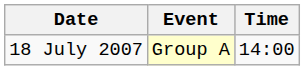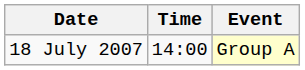columns swapped: (267, 20) <-> (191, 20)
